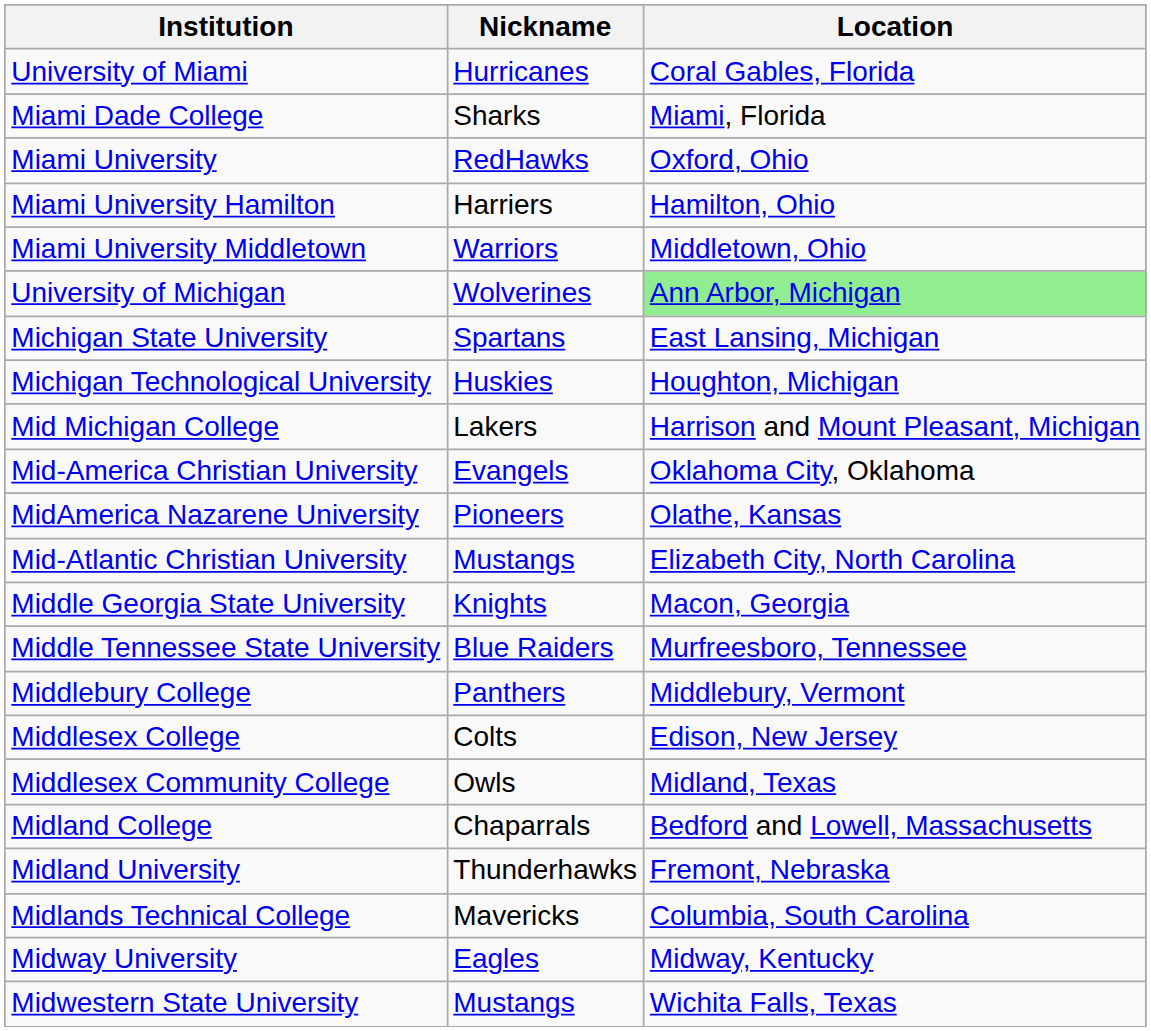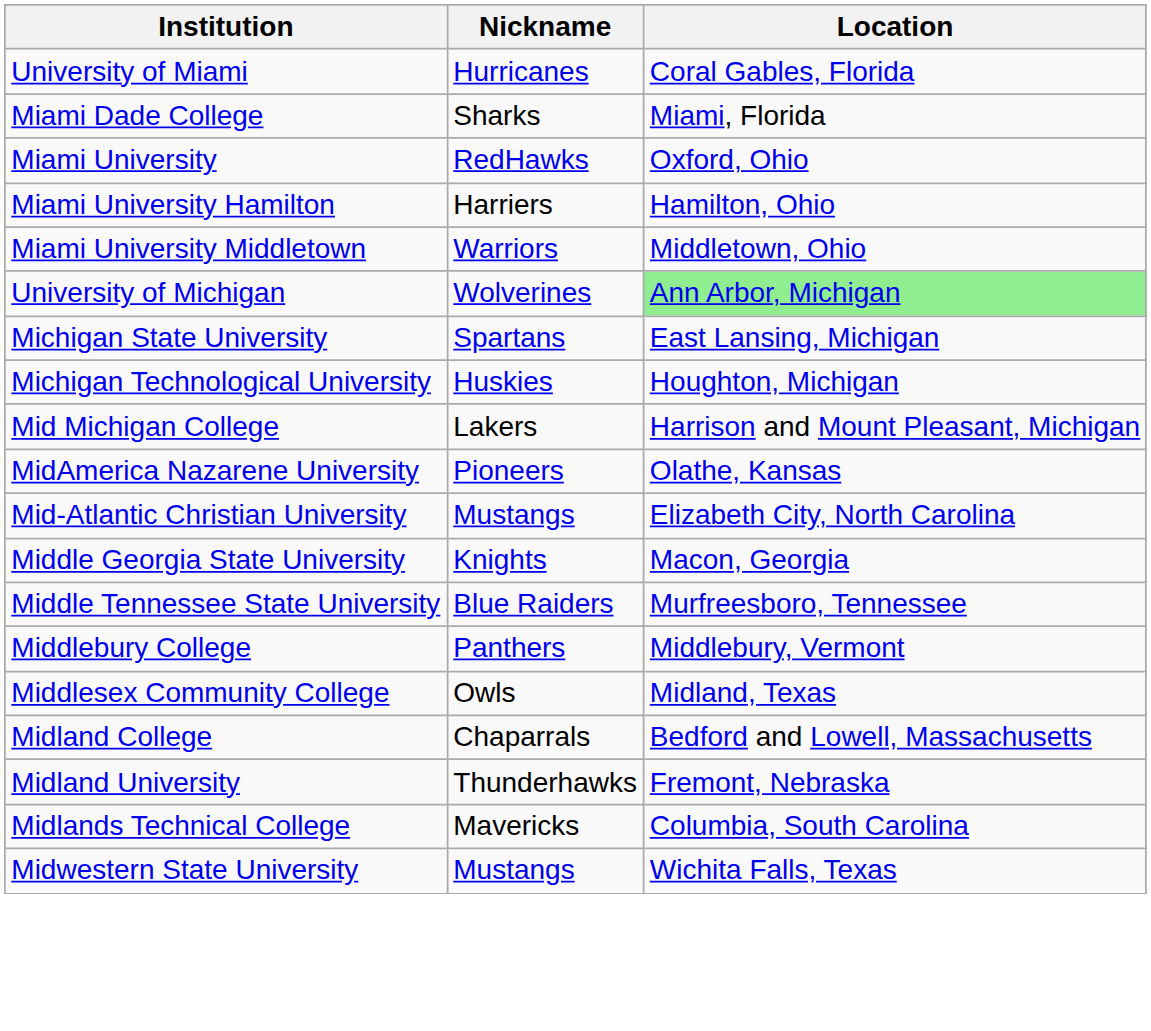- row: (214, 470)
- row: (126, 737)
- row: (124, 959)
